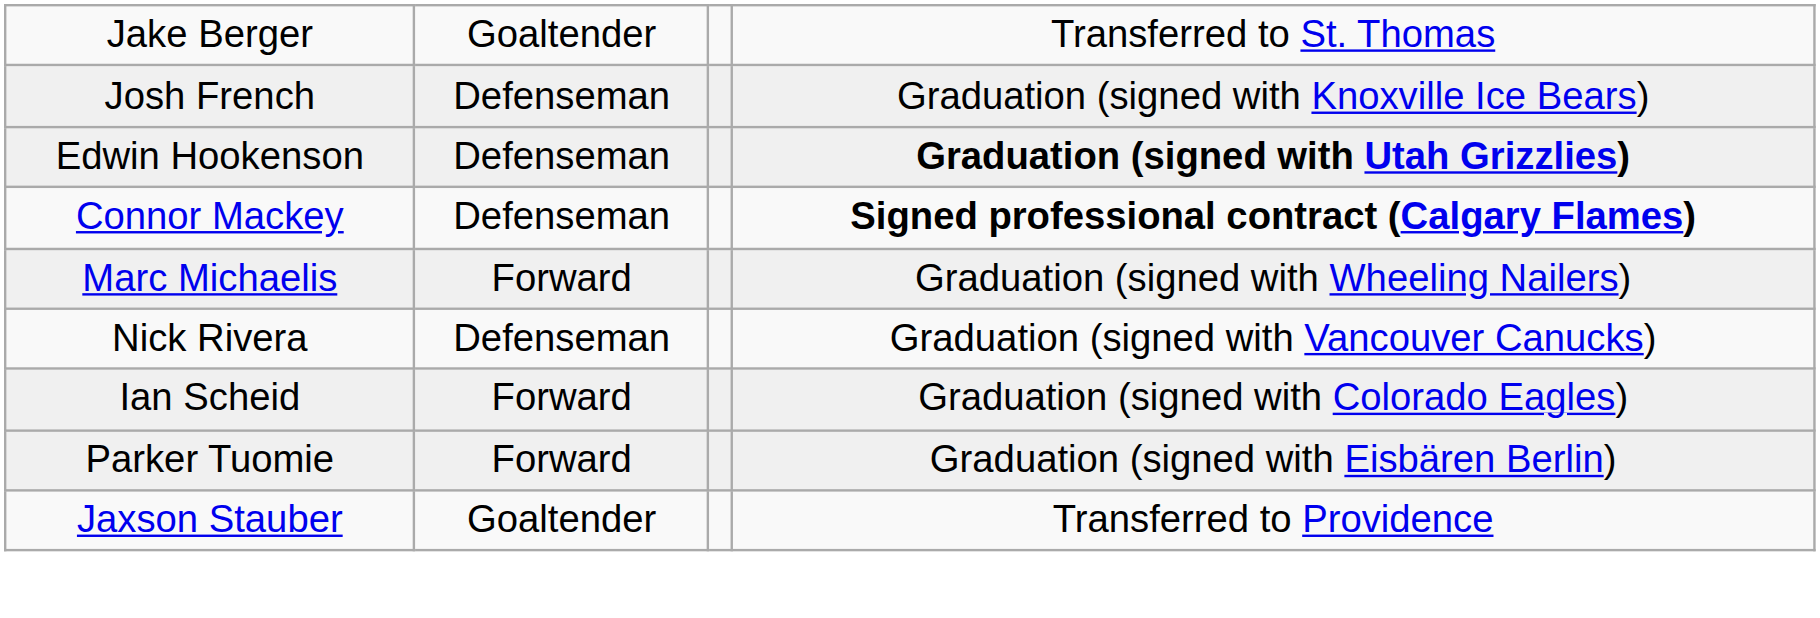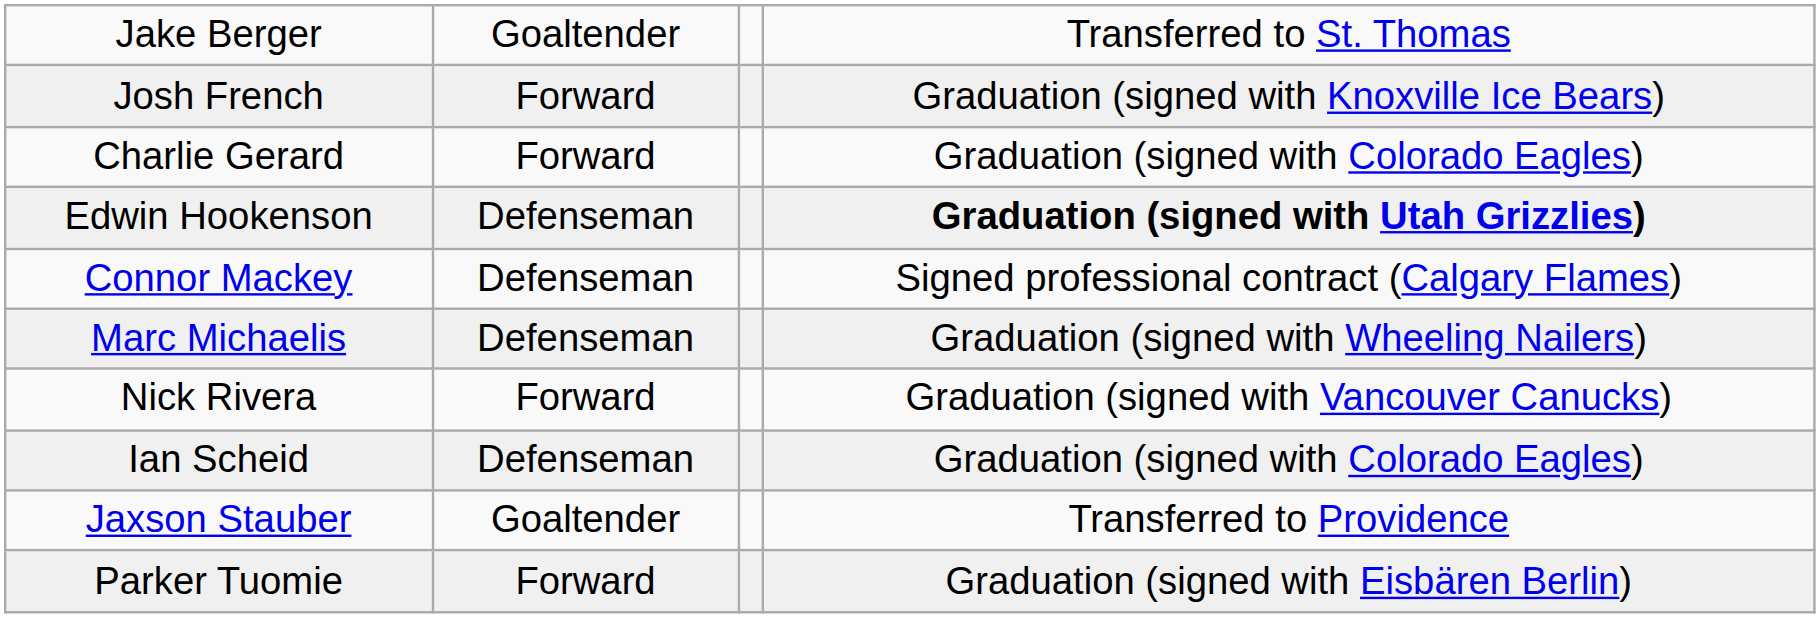(562, 95) Defenseman -> (586, 95) Forward
+ row: (219, 156)
(1273, 216) bold -> (1289, 277) normal
(562, 277) Forward -> (586, 338) Defenseman
(562, 338) Defenseman -> (586, 398) Forward
(562, 398) Forward -> (586, 459) Defenseman
rows swapped: (210, 519) <-> (210, 459)
